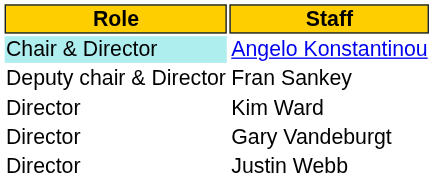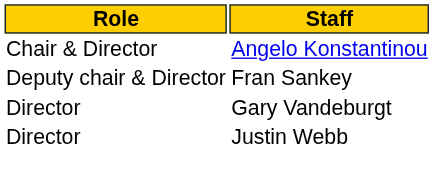(82, 49) paleturquoise background -> (82, 49) no background
- row: (278, 107)
